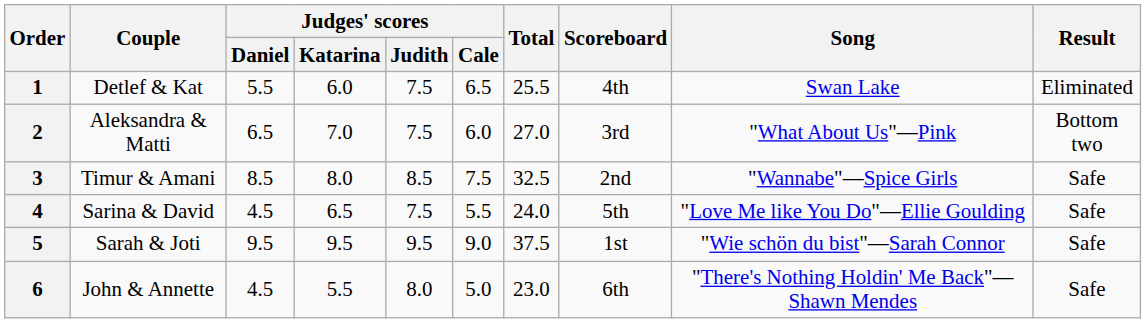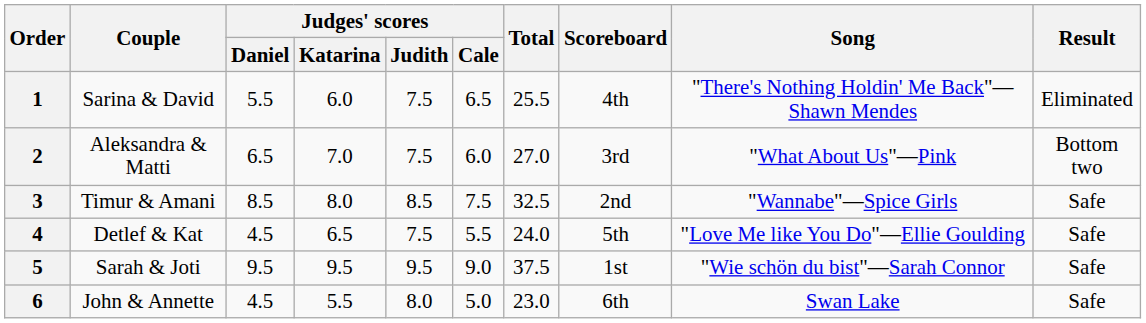(148, 87) Detlef & Kat -> (148, 99) Sarina & David
(853, 87) Swan Lake -> (853, 99) "There's Nothing Holdin' Me Back"—Shawn Mendes
(148, 210) Sarina & David -> (148, 234) Detlef & Kat
(853, 289) "There's Nothing Holdin' Me Back"—Shawn Mendes -> (853, 300) Swan Lake
